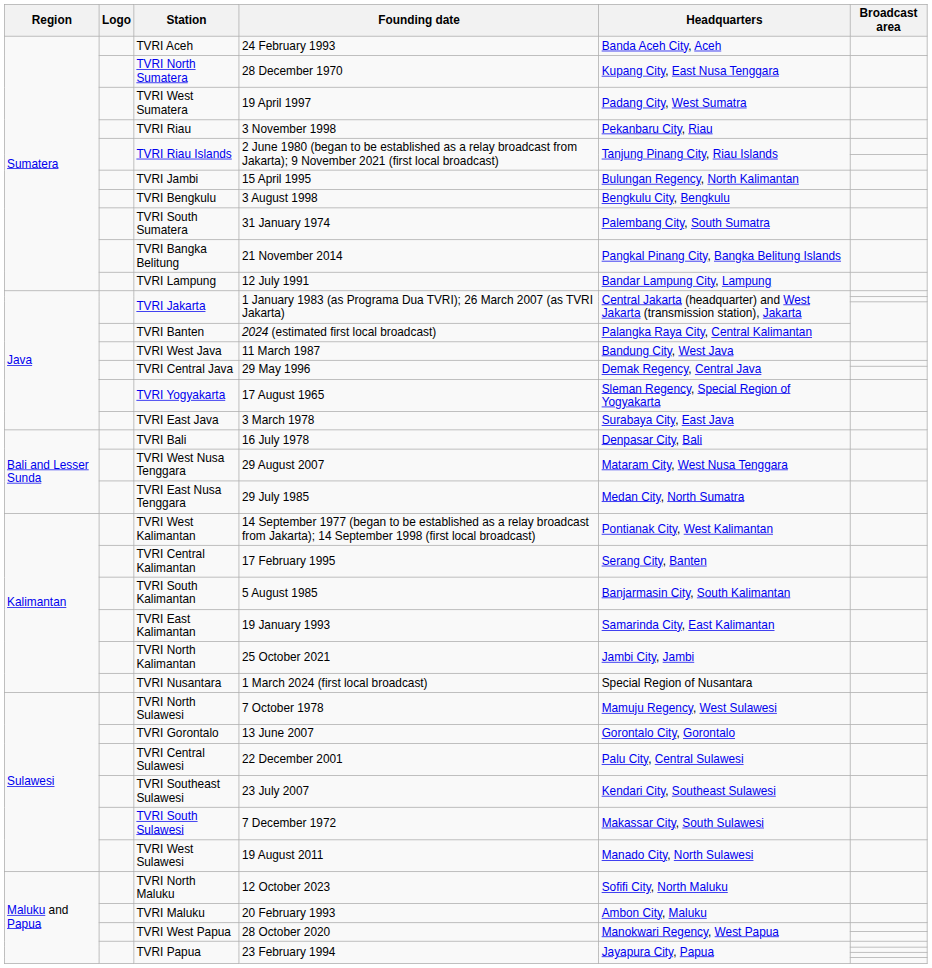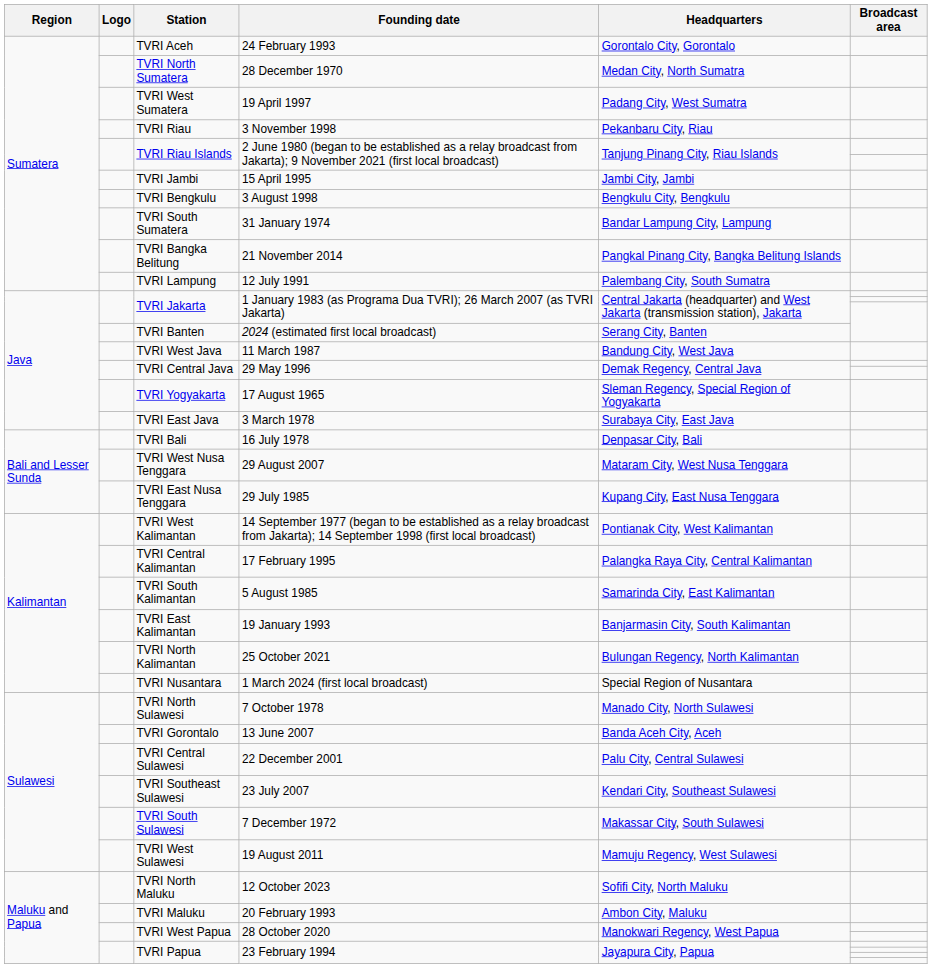(661, 45) Banda Aceh City, Aceh -> (668, 45) Gorontalo City, Gorontalo
(690, 71) Kupang City, East Nusa Tenggara -> (673, 71) Medan City, North Sumatra
(700, 179) Bulungan Regency, North Kalimantan -> (648, 179) Jambi City, Jambi
(686, 224) Palembang City, South Sumatra -> (686, 224) Bandar Lampung City, Lampung
(686, 281) Bandar Lampung City, Lampung -> (686, 281) Palembang City, South Sumatra
(707, 332) Palangka Raya City, Central Kalimantan -> (654, 332) Serang City, Banten
(673, 497) Medan City, North Sumatra -> (690, 497) Kupang City, East Nusa Tenggara
(654, 561) Serang City, Banten -> (707, 561) Palangka Raya City, Central Kalimantan
(696, 593) Banjarmasin City, South Kalimantan -> (688, 593) Samarinda City, East Kalimantan
(688, 625) Samarinda City, East Kalimantan -> (696, 625) Banjarmasin City, South Kalimantan
(648, 657) Jambi City, Jambi -> (700, 657) Bulungan Regency, North Kalimantan
(689, 708) Mamuju Regency, West Sulawesi -> (678, 708) Manado City, North Sulawesi
(668, 734) Gorontalo City, Gorontalo -> (661, 734) Banda Aceh City, Aceh
(678, 855) Manado City, North Sulawesi -> (689, 855) Mamuju Regency, West Sulawesi
